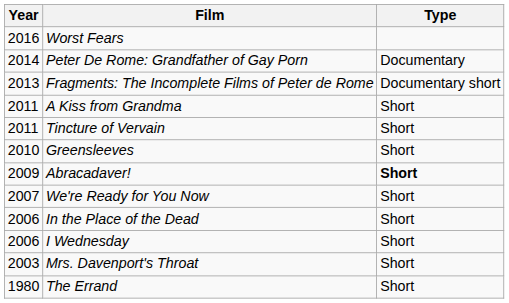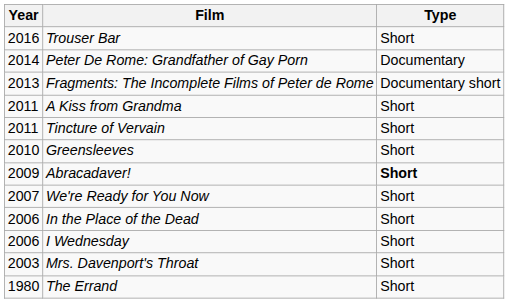- row: (85, 38)
+ row: (83, 38)
